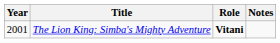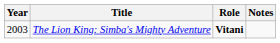(17, 29) 2001 -> (17, 29) 2003
